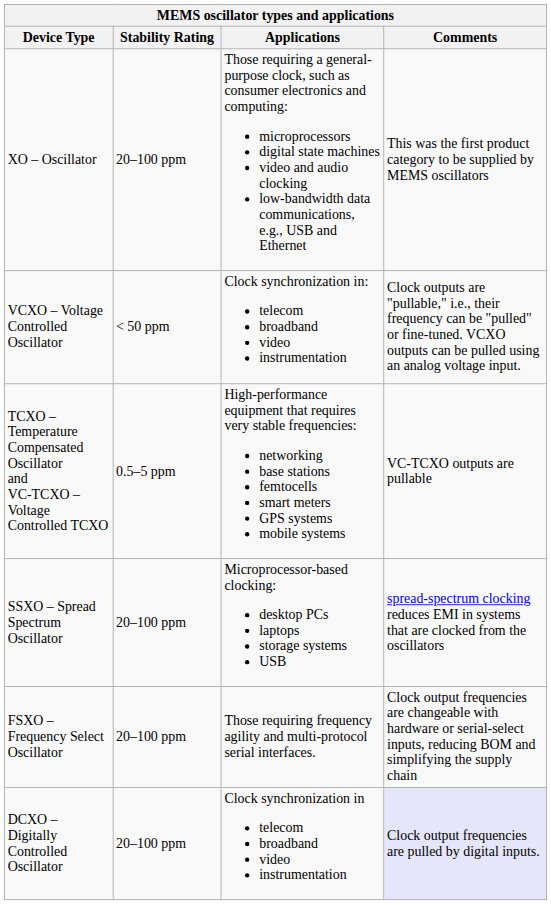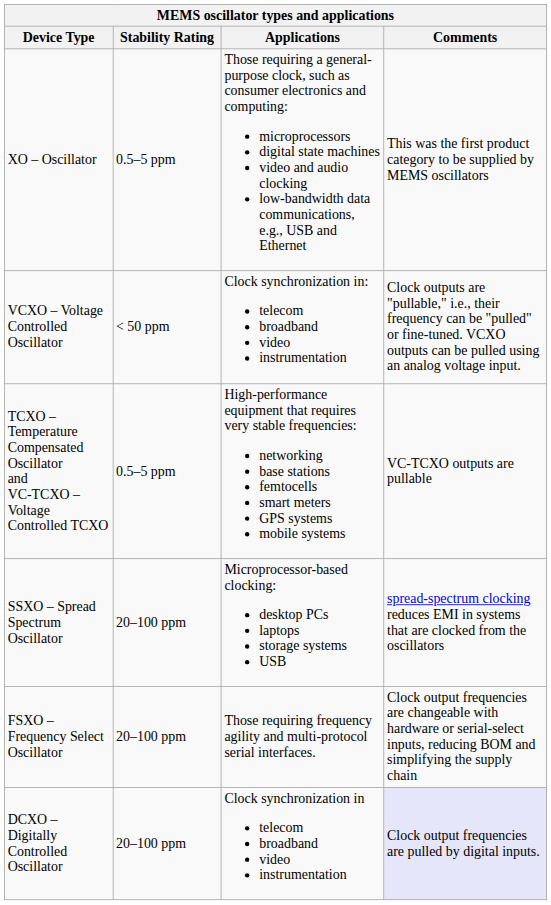(151, 159) 20–100 ppm -> (146, 159) 0.5–5 ppm
